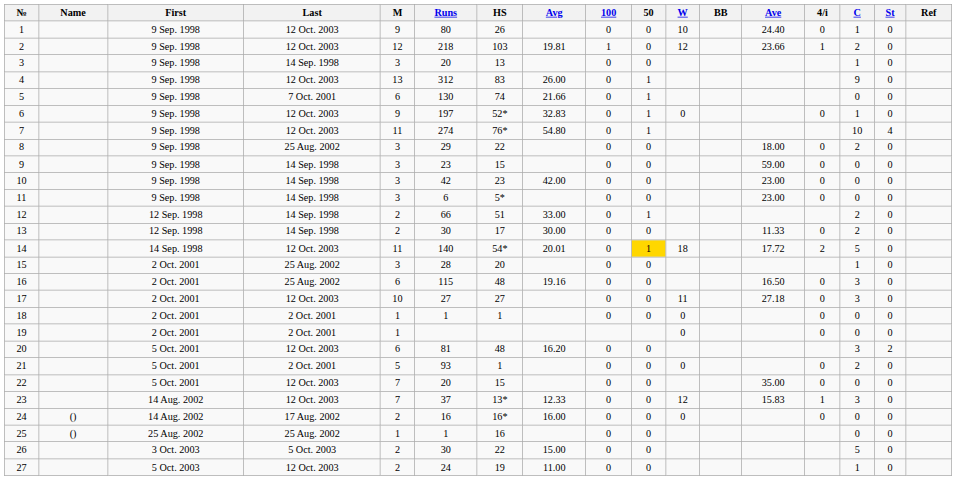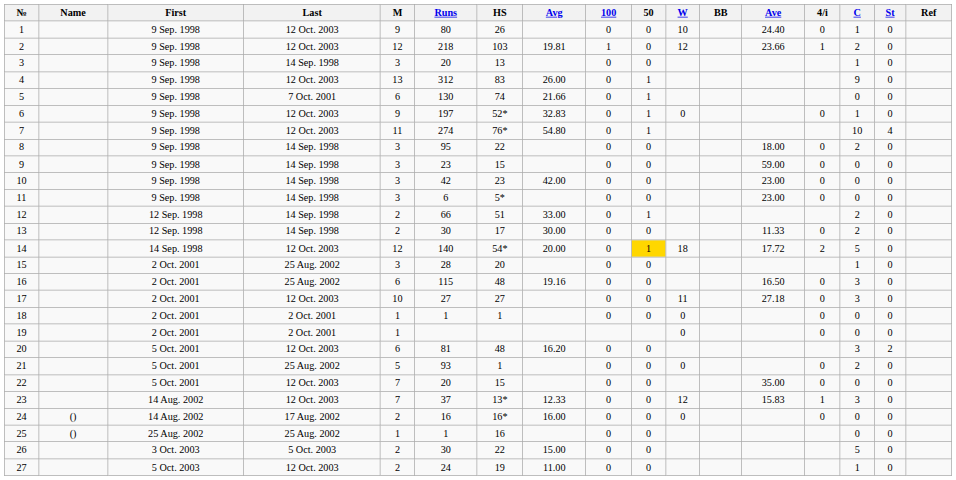(312, 147) 25 Aug. 2002 -> (312, 147) 14 Sep. 1998
(446, 147) 29 -> (446, 147) 95
(397, 248) 11 -> (397, 248) 12
(554, 248) 20.01 -> (554, 248) 20.00
(312, 365) 2 Oct. 2001 -> (312, 365) 25 Aug. 2002
